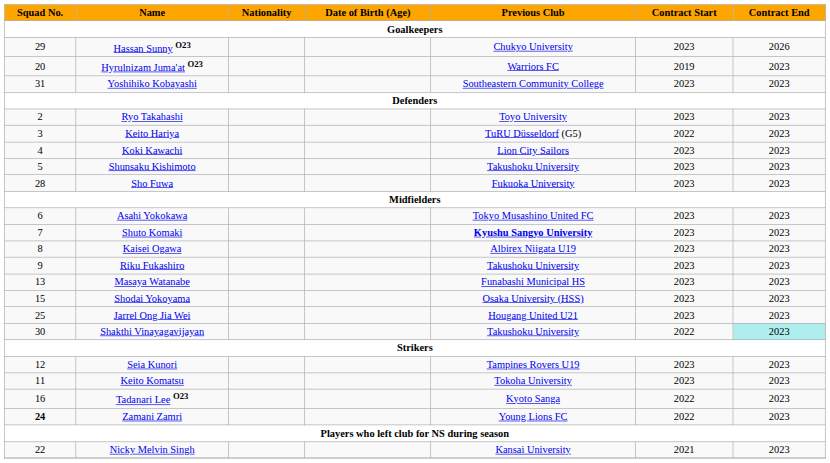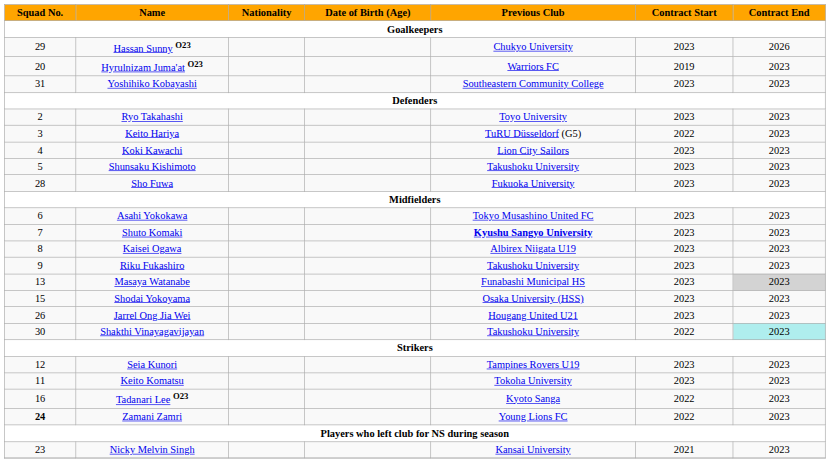(779, 282) no background -> (779, 282) lightgrey background
(40, 315) 25 -> (40, 315) 26
(40, 450) 22 -> (40, 450) 23
